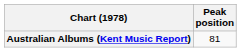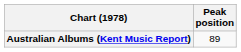(215, 39) 81 -> (215, 39) 89
